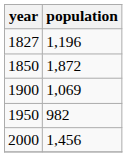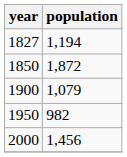(64, 41) 1,196 -> (64, 41) 1,194
(64, 90) 1,069 -> (64, 90) 1,079
